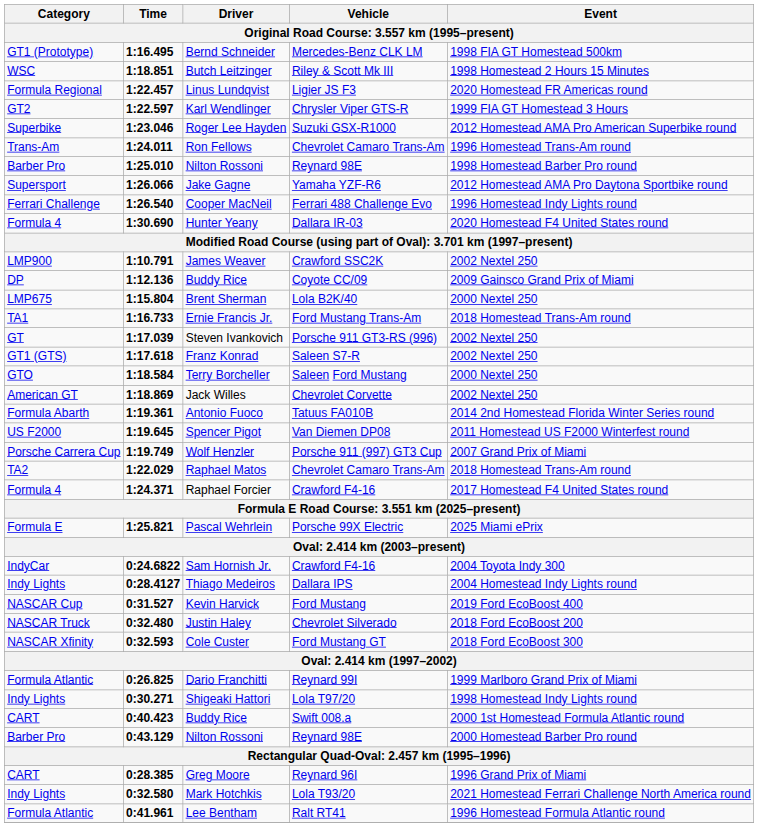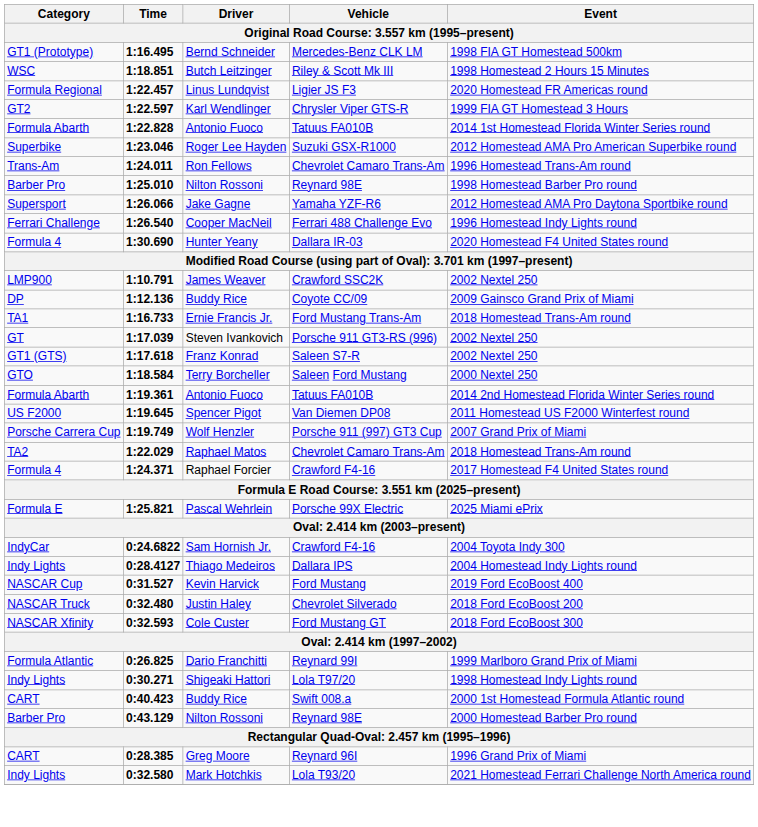+ row: (150, 128)
- row: (150, 299)
- row: (150, 394)
- row: (150, 813)
